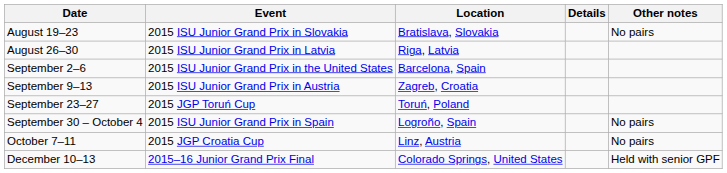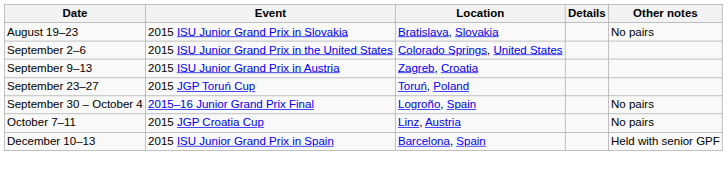- row: (43, 50)
(442, 68) Barcelona, Spain -> (480, 50) Colorado Springs, United States
(241, 123) 2015 ISU Junior Grand Prix in Spain -> (231, 104) 2015–16 Junior Grand Prix Final
(231, 159) 2015–16 Junior Grand Prix Final -> (241, 141) 2015 ISU Junior Grand Prix in Spain
(480, 159) Colorado Springs, United States -> (442, 141) Barcelona, Spain
